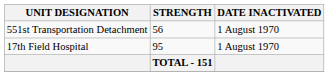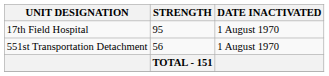rows swapped: (48, 46) <-> (77, 29)
